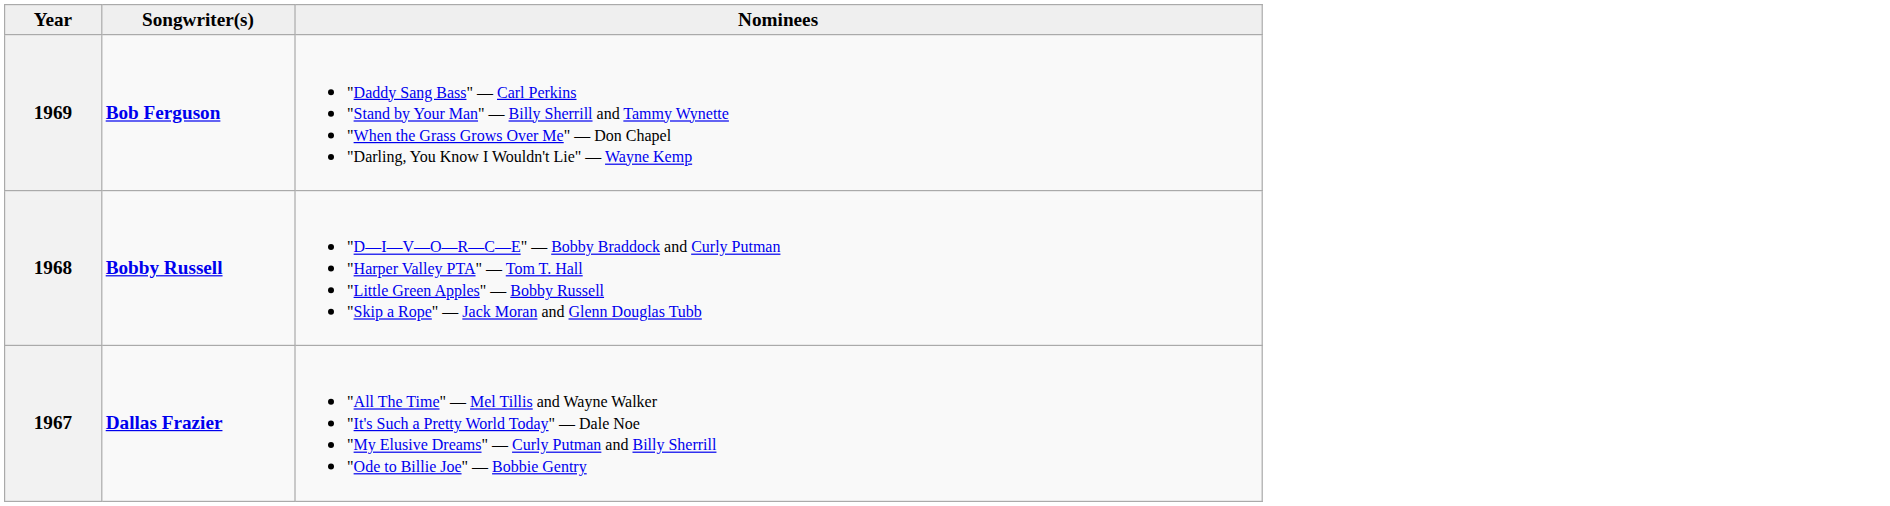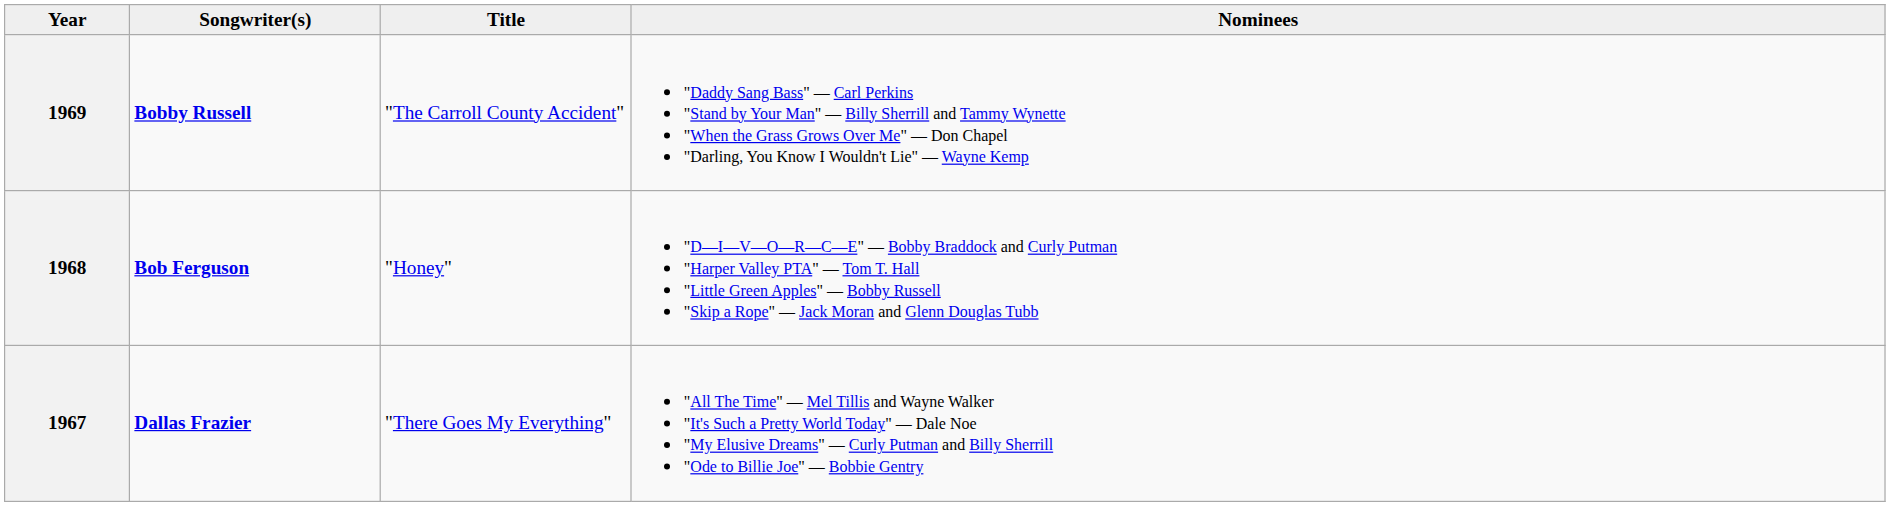+ column: (506, 19)
(163, 112) Bob Ferguson -> (193, 112) Bobby Russell
(164, 267) Bobby Russell -> (192, 267) Bob Ferguson
